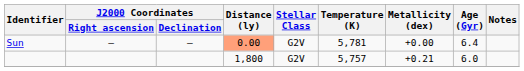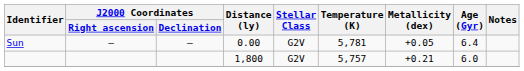(249, 43) lightsalmon background -> (249, 43) no background
(419, 43) +0.00 -> (419, 43) +0.05
